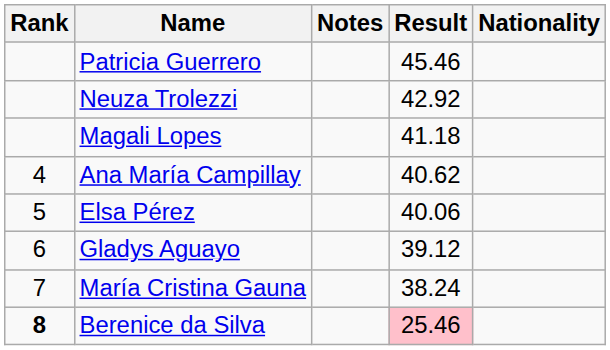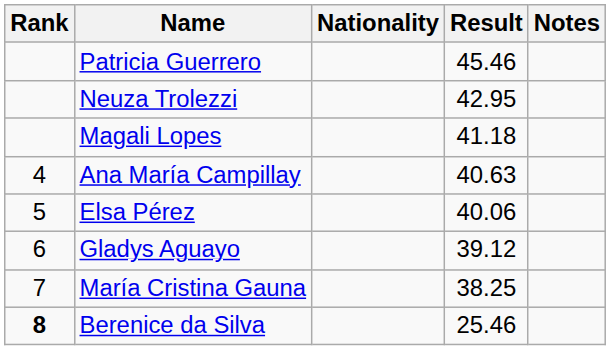columns swapped: (539, 23) <-> (350, 23)
(431, 99) 42.92 -> (486, 99) 42.95
(431, 174) 40.62 -> (486, 174) 40.63
(431, 288) 38.24 -> (486, 288) 38.25
(431, 325) pink background -> (486, 325) no background
